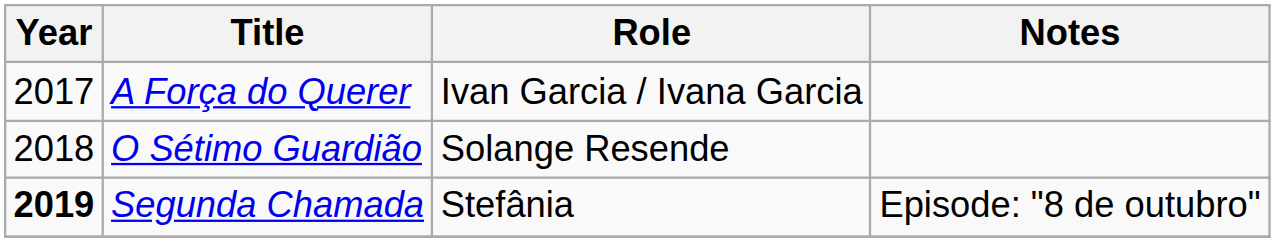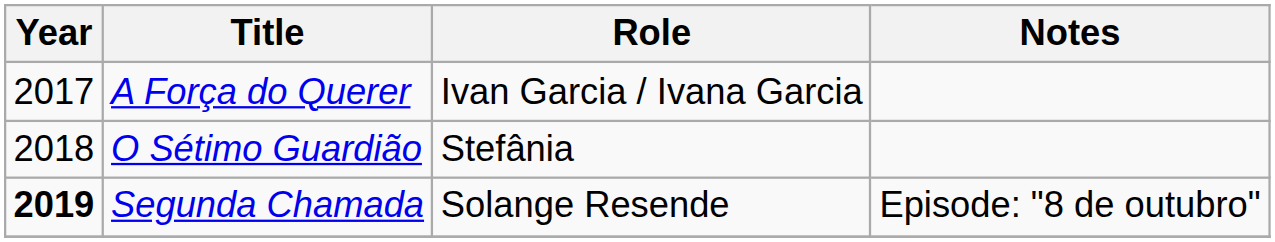(585, 148) Solange Resende -> (507, 148) Stefânia
(507, 206) Stefânia -> (585, 206) Solange Resende
